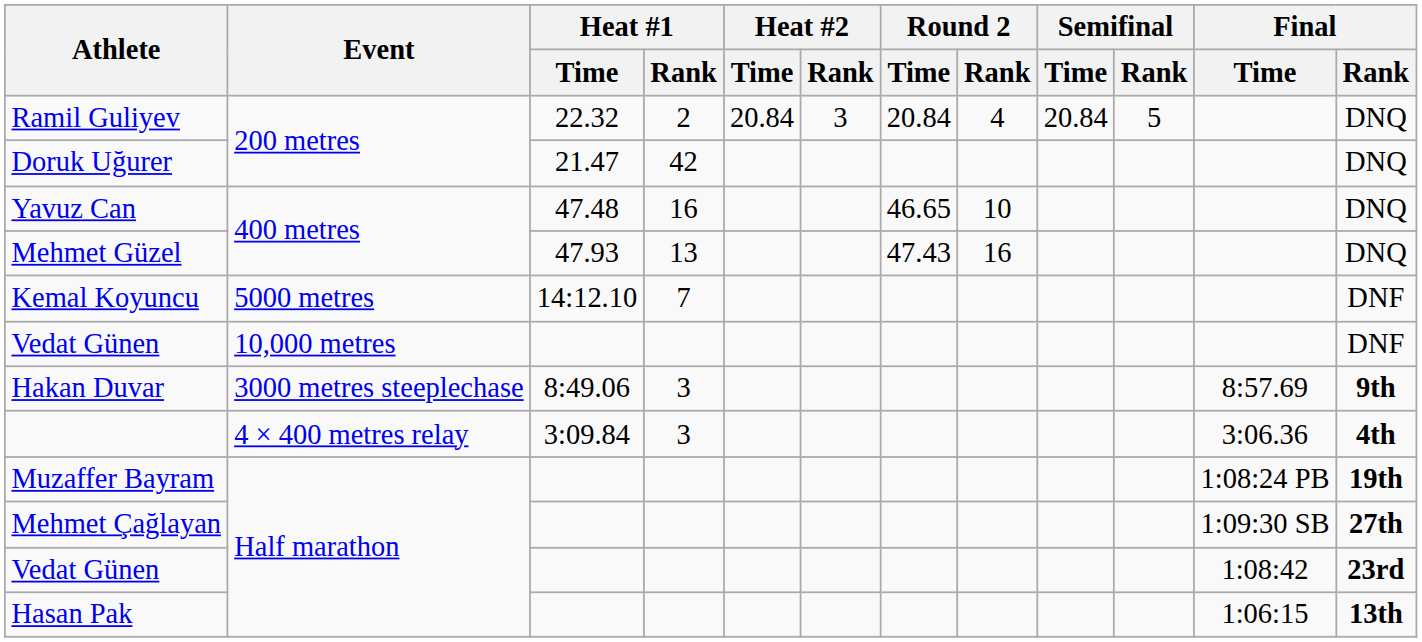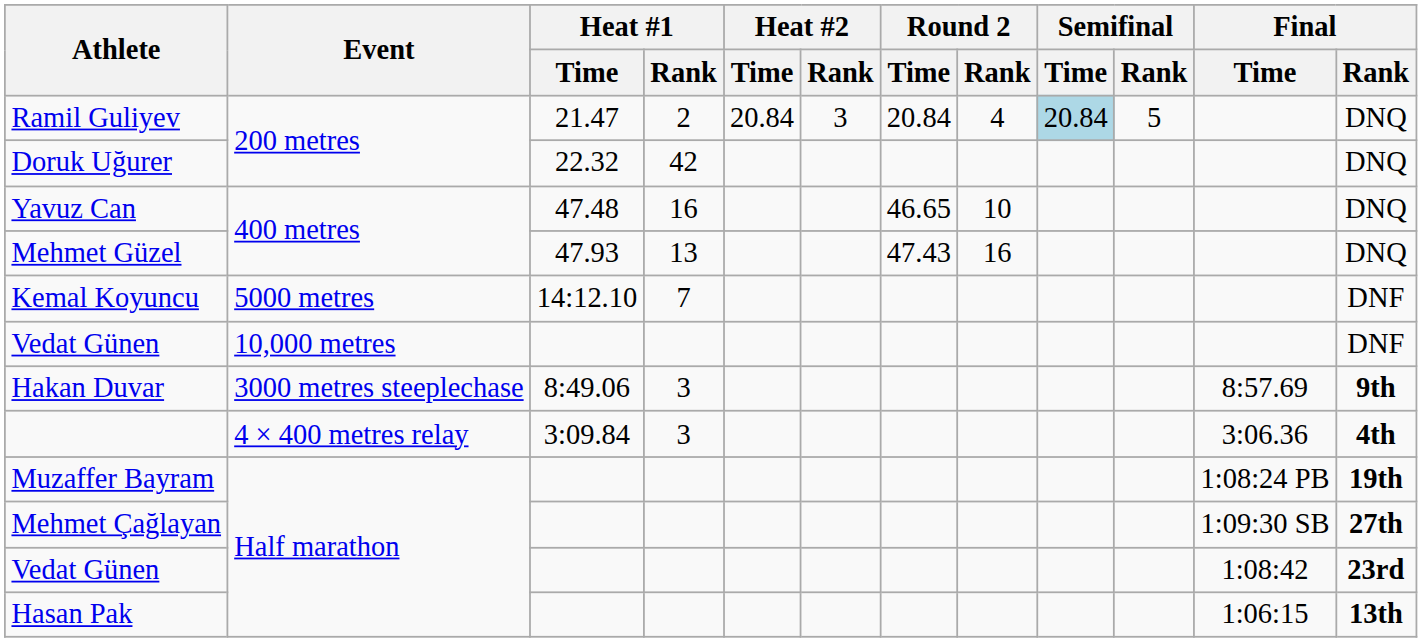(587, 117) 22.32 -> (587, 117) 21.47
(1076, 117) no background -> (1076, 117) lightblue background
(587, 162) 21.47 -> (587, 162) 22.32
